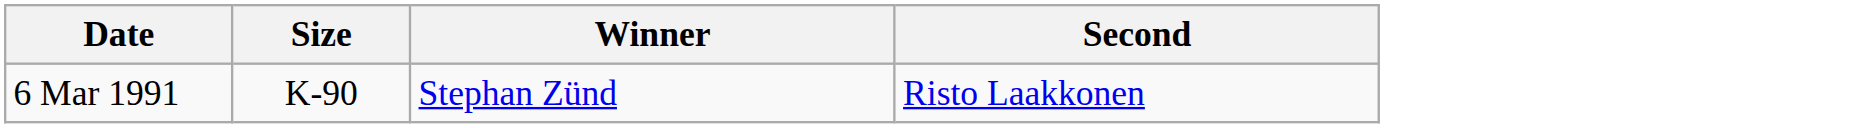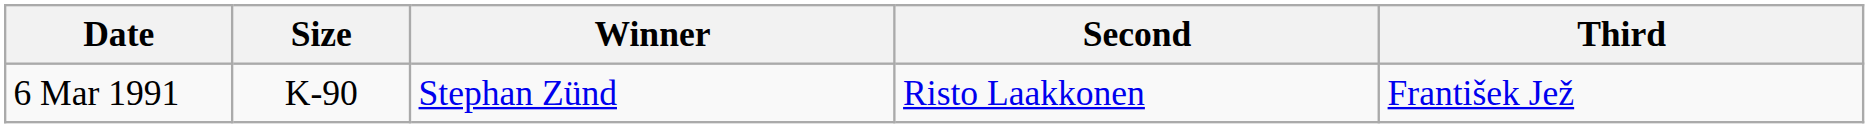+ column: (1622, 34)
